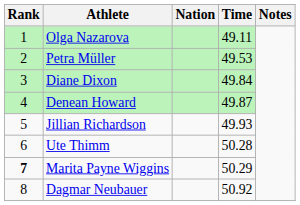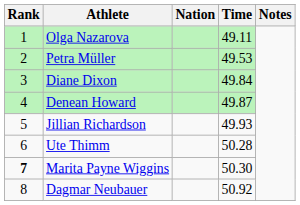(237, 168) 50.29 -> (237, 168) 50.30
